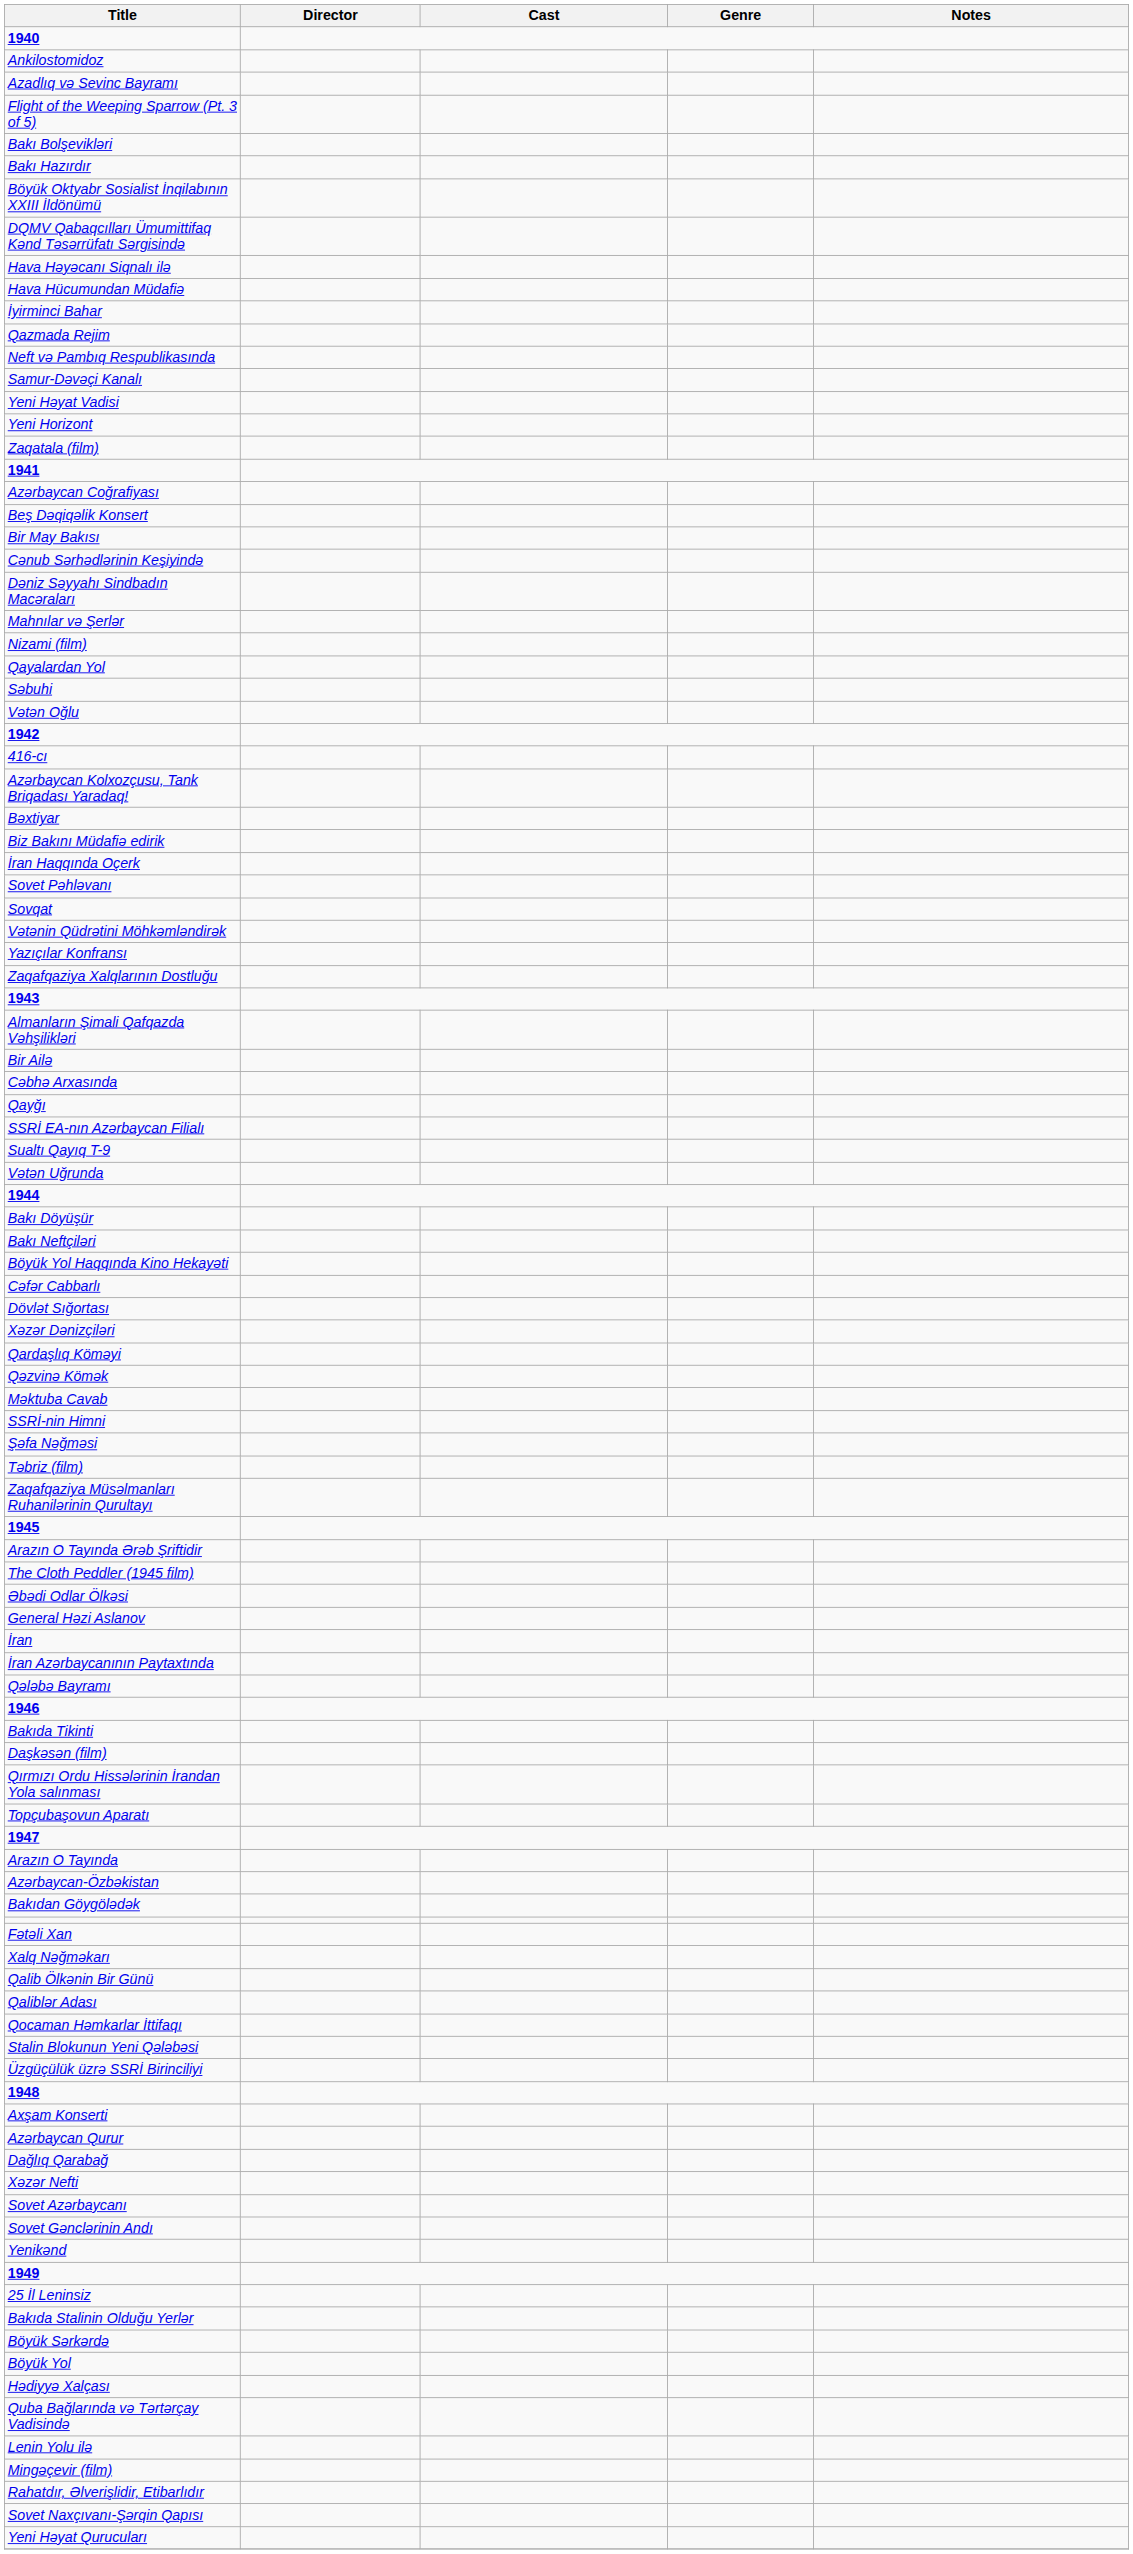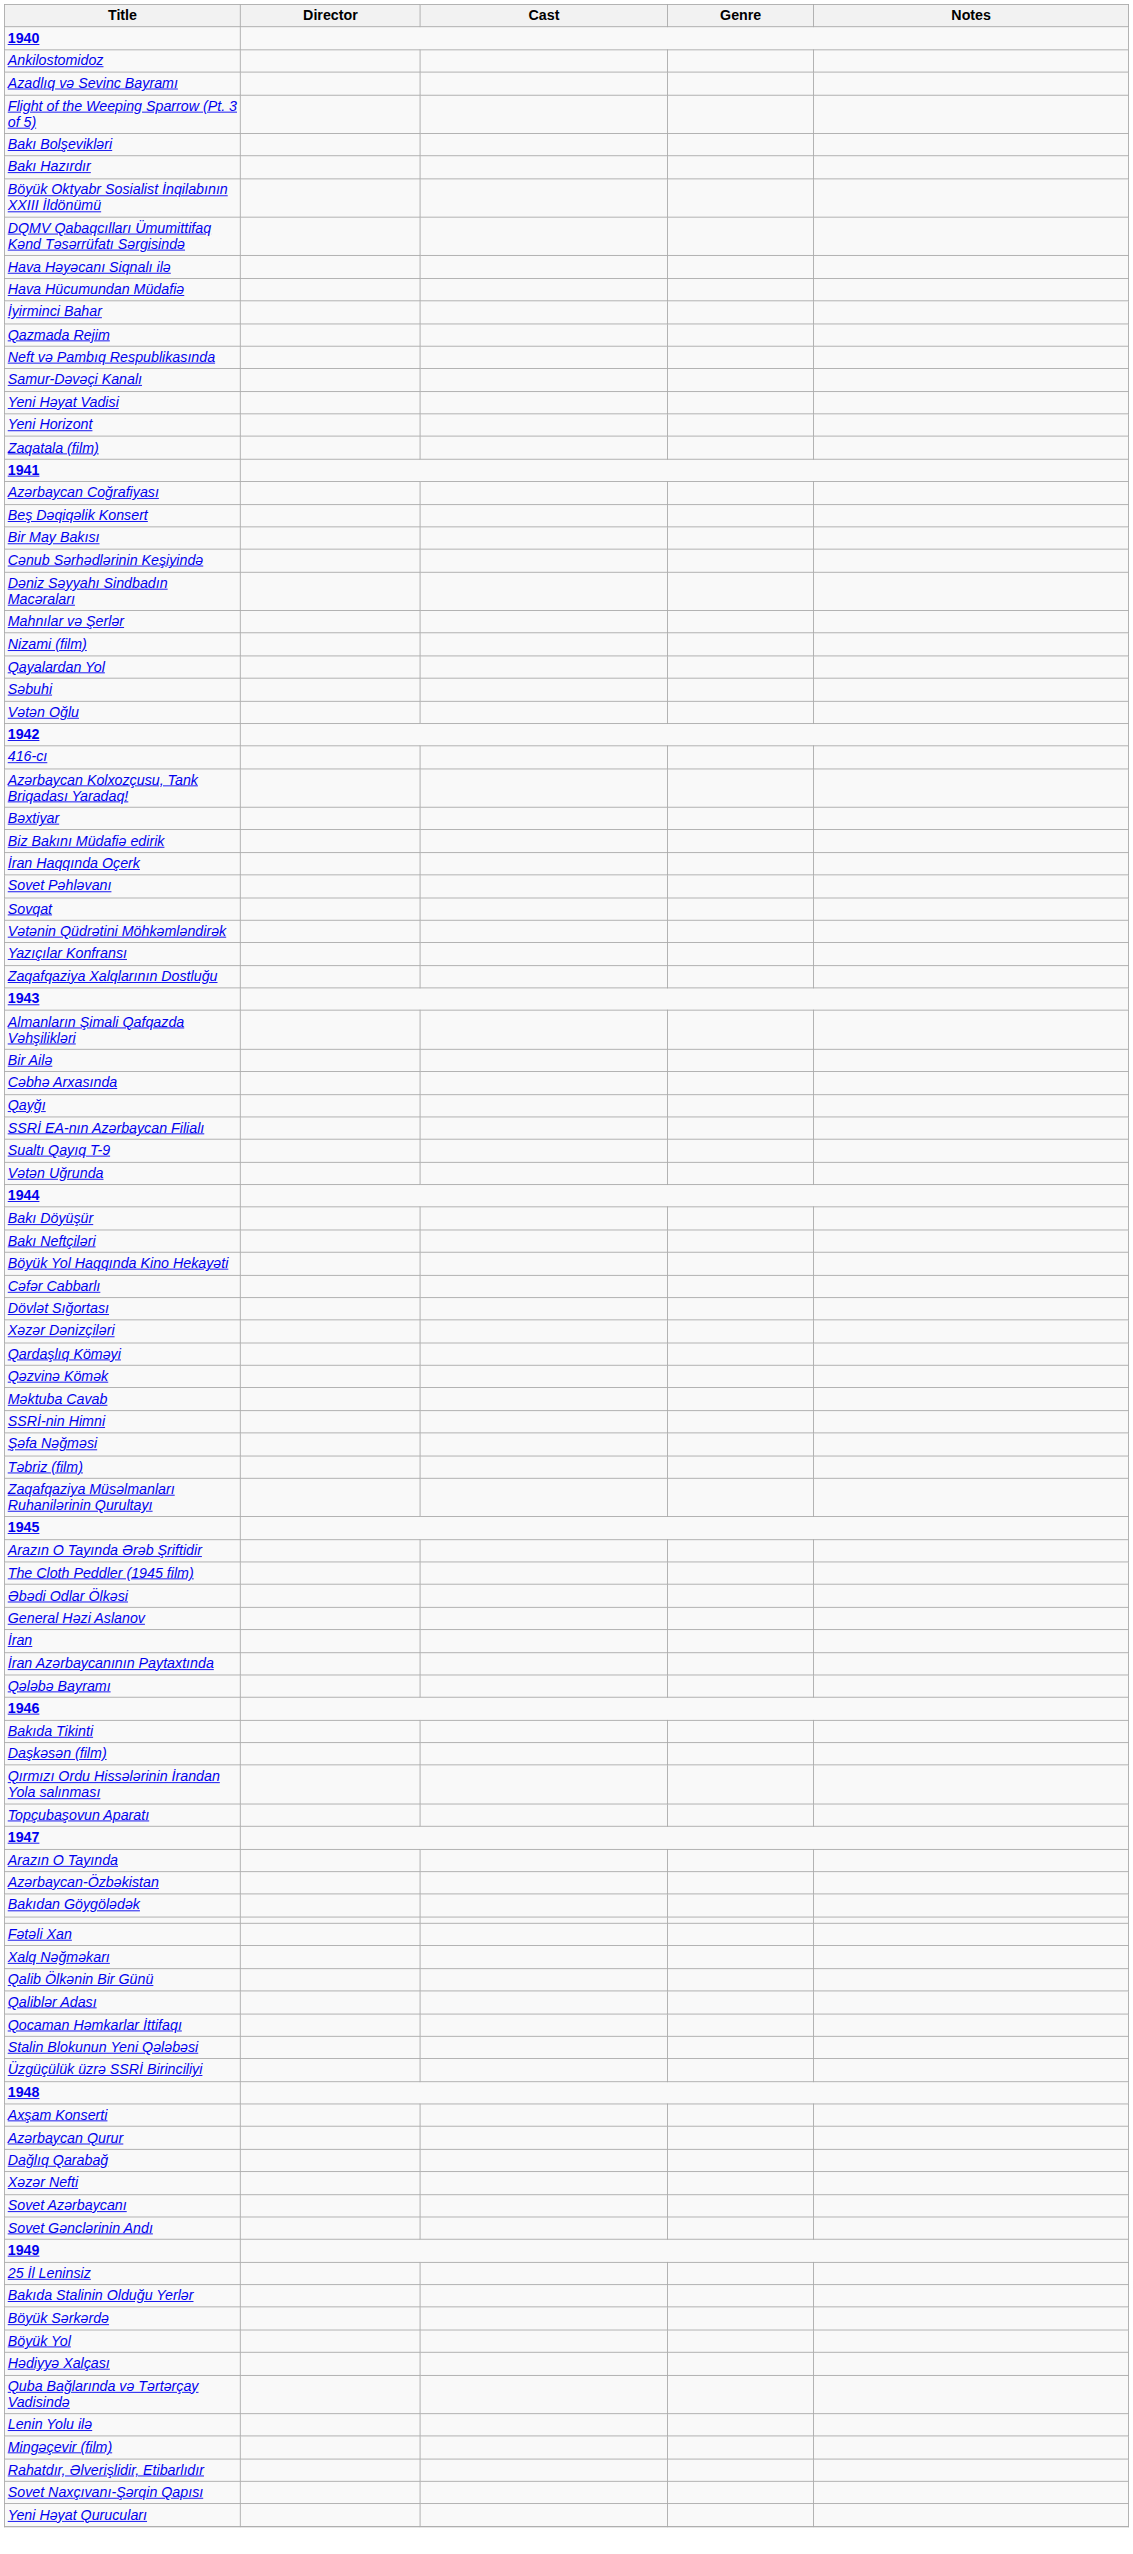- row: (37, 2250)
